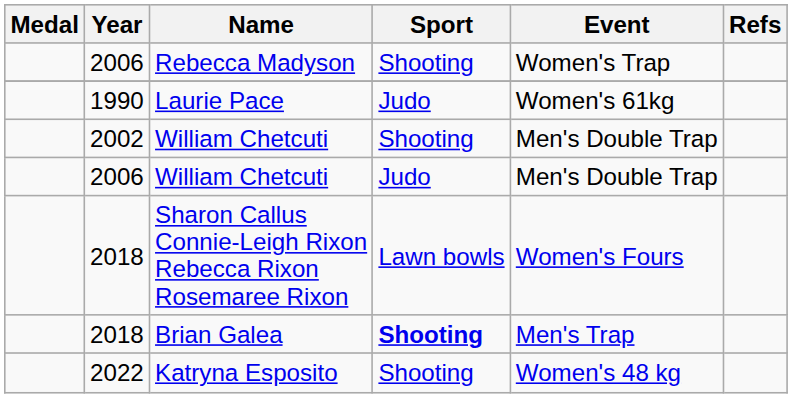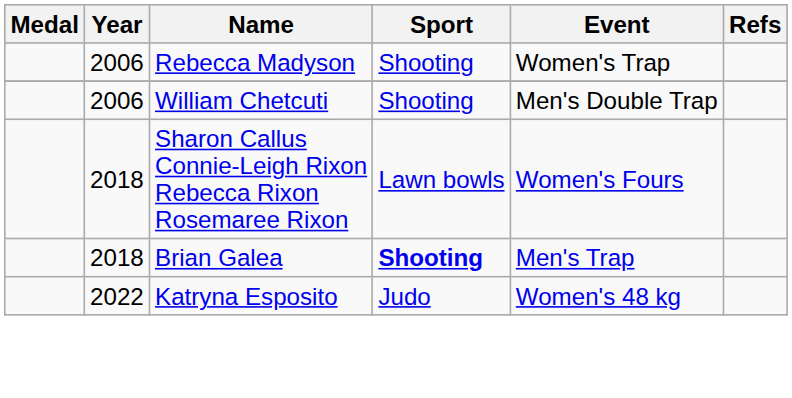- row: (117, 101)
- row: (117, 139)
(405, 177) Judo -> (426, 101) Shooting
(426, 373) Shooting -> (405, 296) Judo
